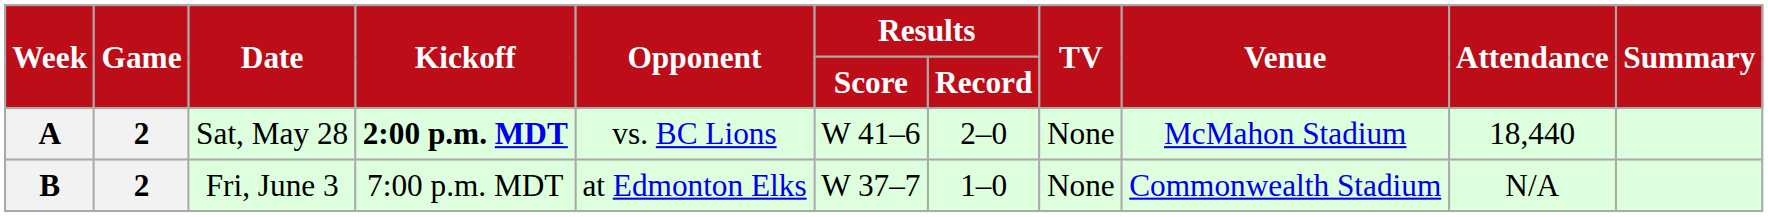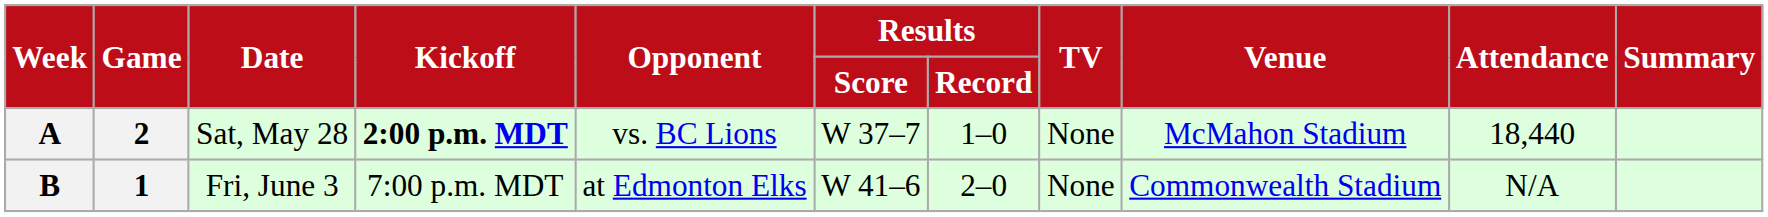(871, 133) W 41–6 -> (871, 133) W 37–7
(984, 133) 2–0 -> (984, 133) 1–0
(142, 185) 2 -> (142, 185) 1
(871, 185) W 37–7 -> (871, 185) W 41–6
(984, 185) 1–0 -> (984, 185) 2–0
